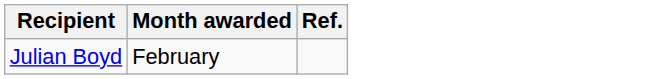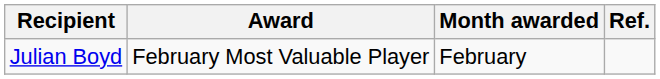+ column: (281, 21)
